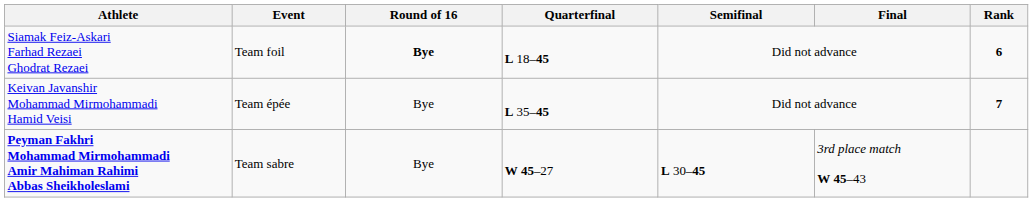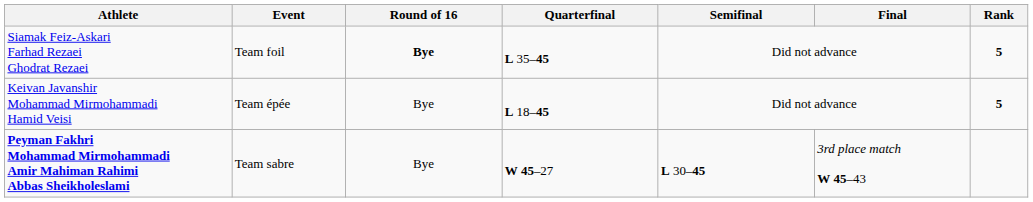(527, 59) L 18–45 -> (527, 59) L 35–45
(999, 52) 6 -> (999, 52) 5
(527, 111) L 35–45 -> (527, 111) L 18–45
(999, 104) 7 -> (999, 104) 5
